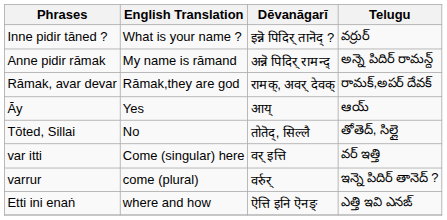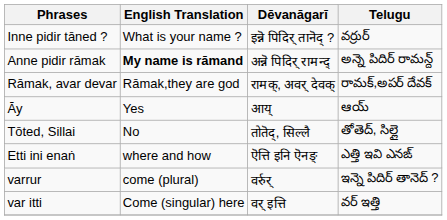(180, 60) normal -> (183, 60) bold
rows swapped: (25, 155) <-> (41, 203)
